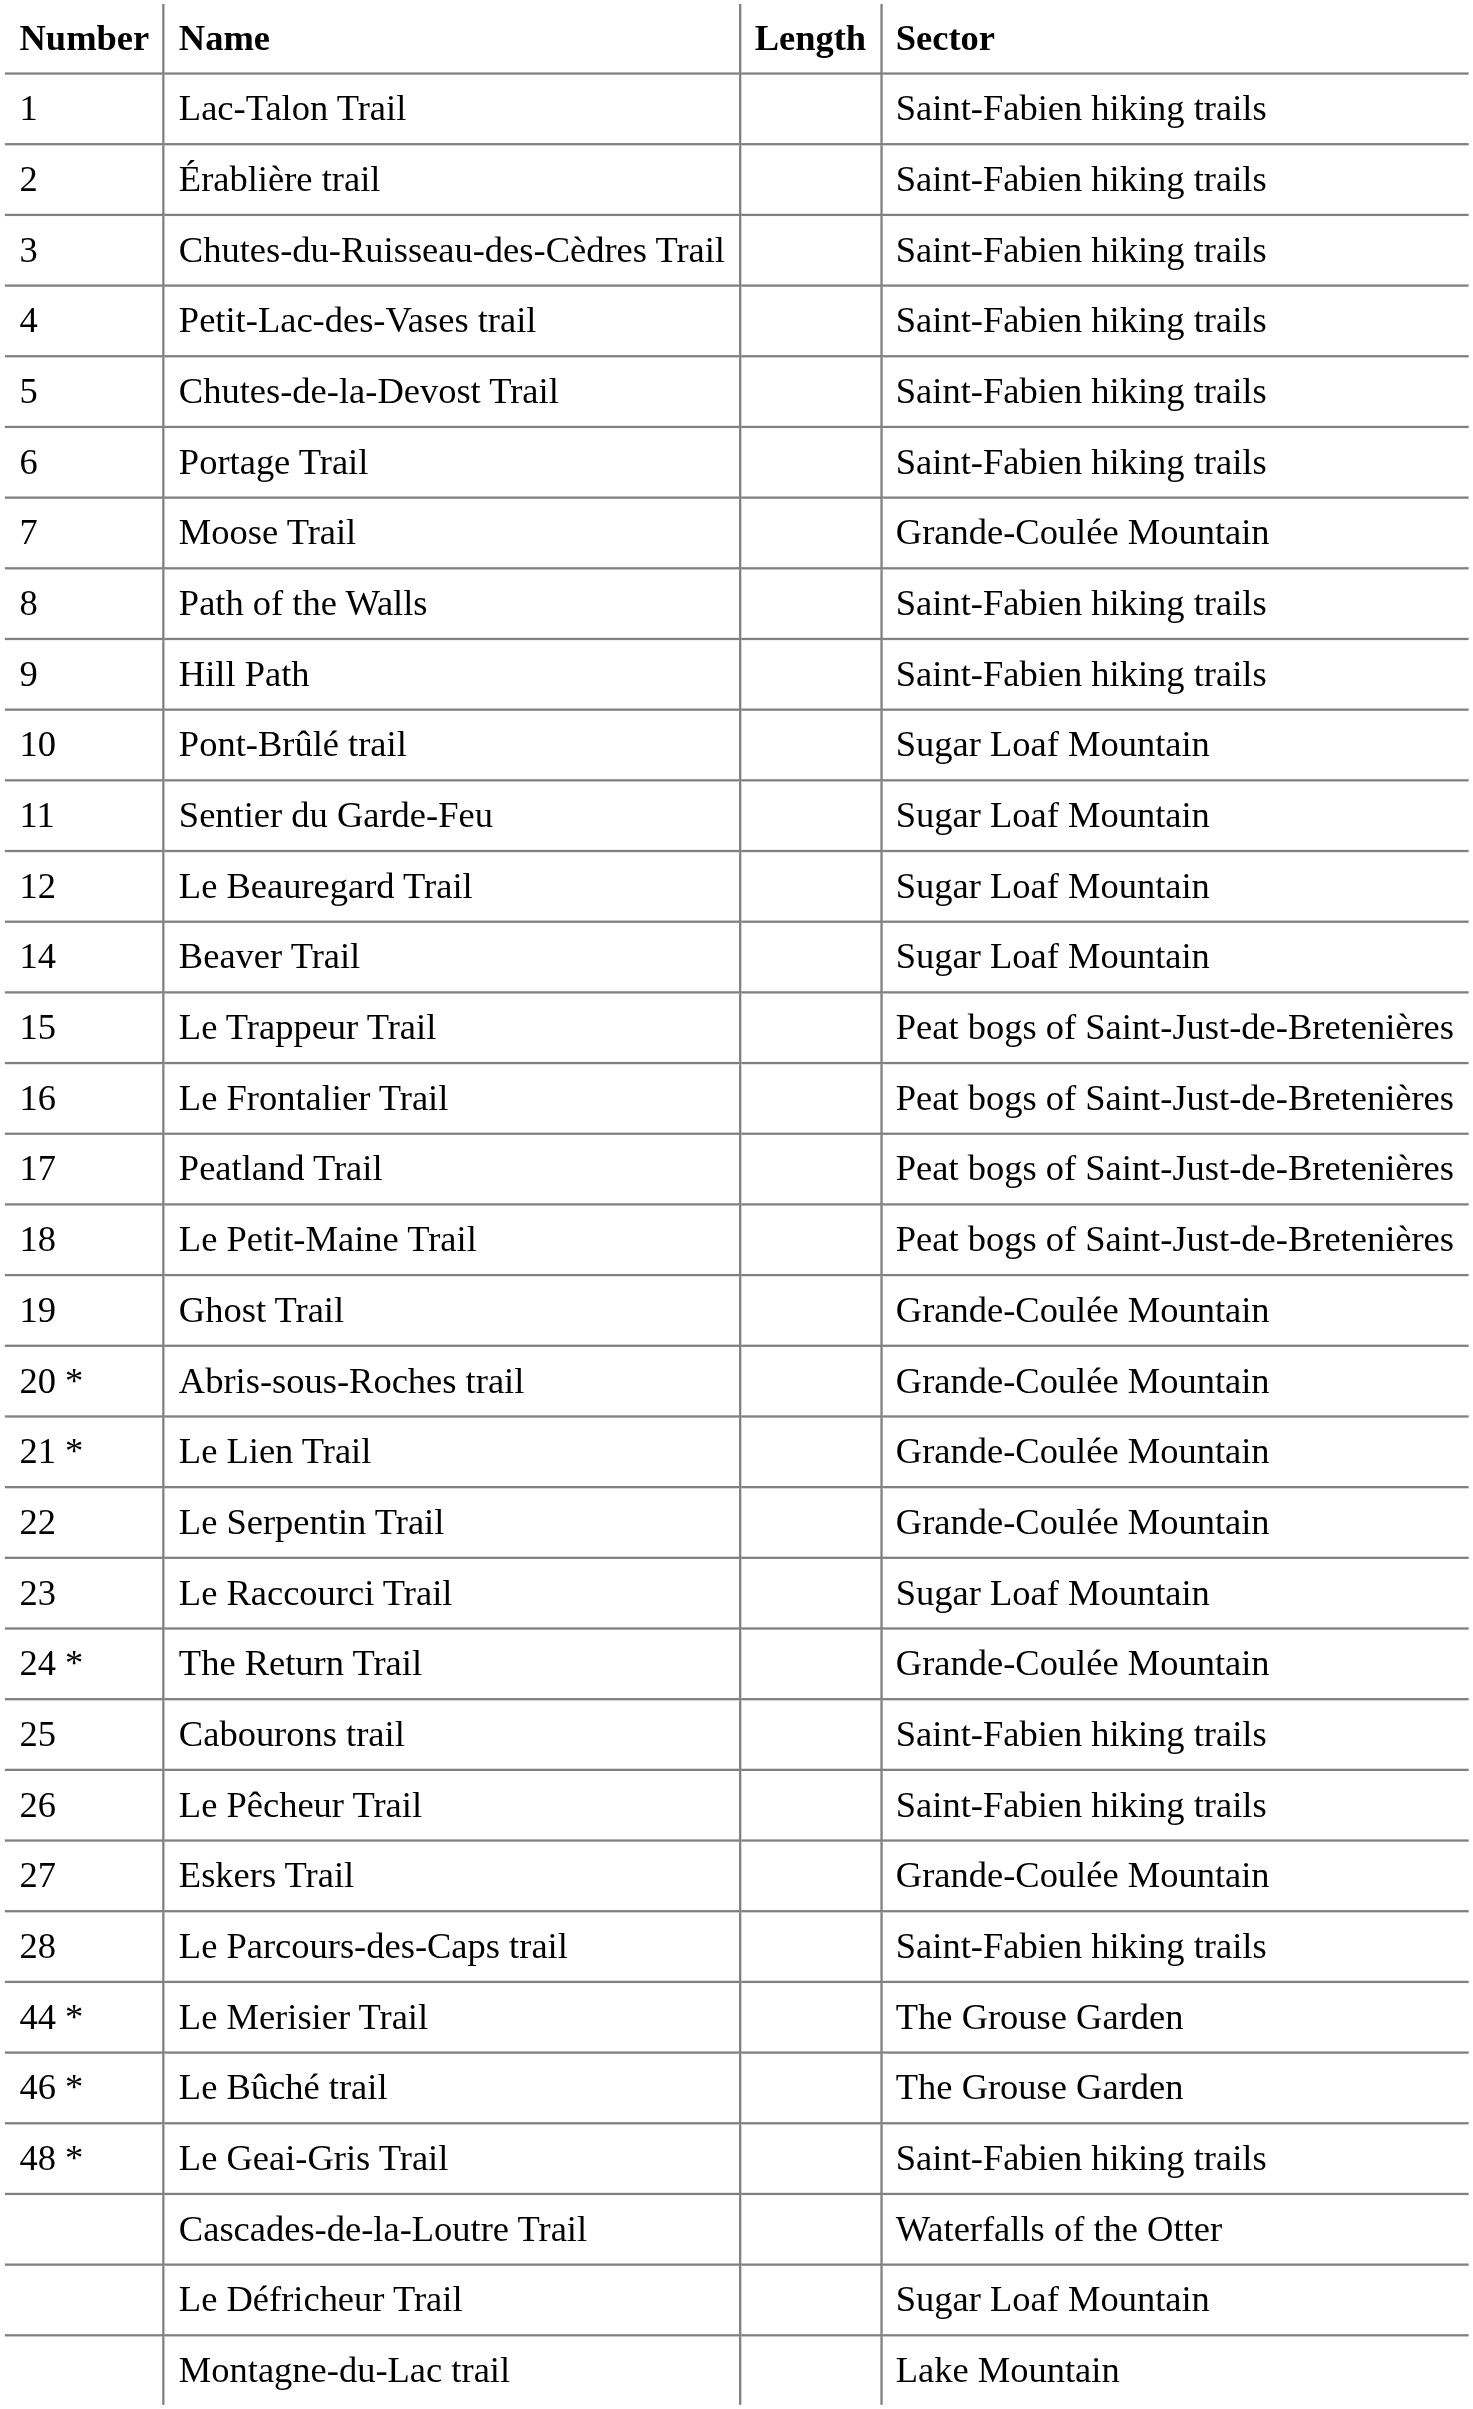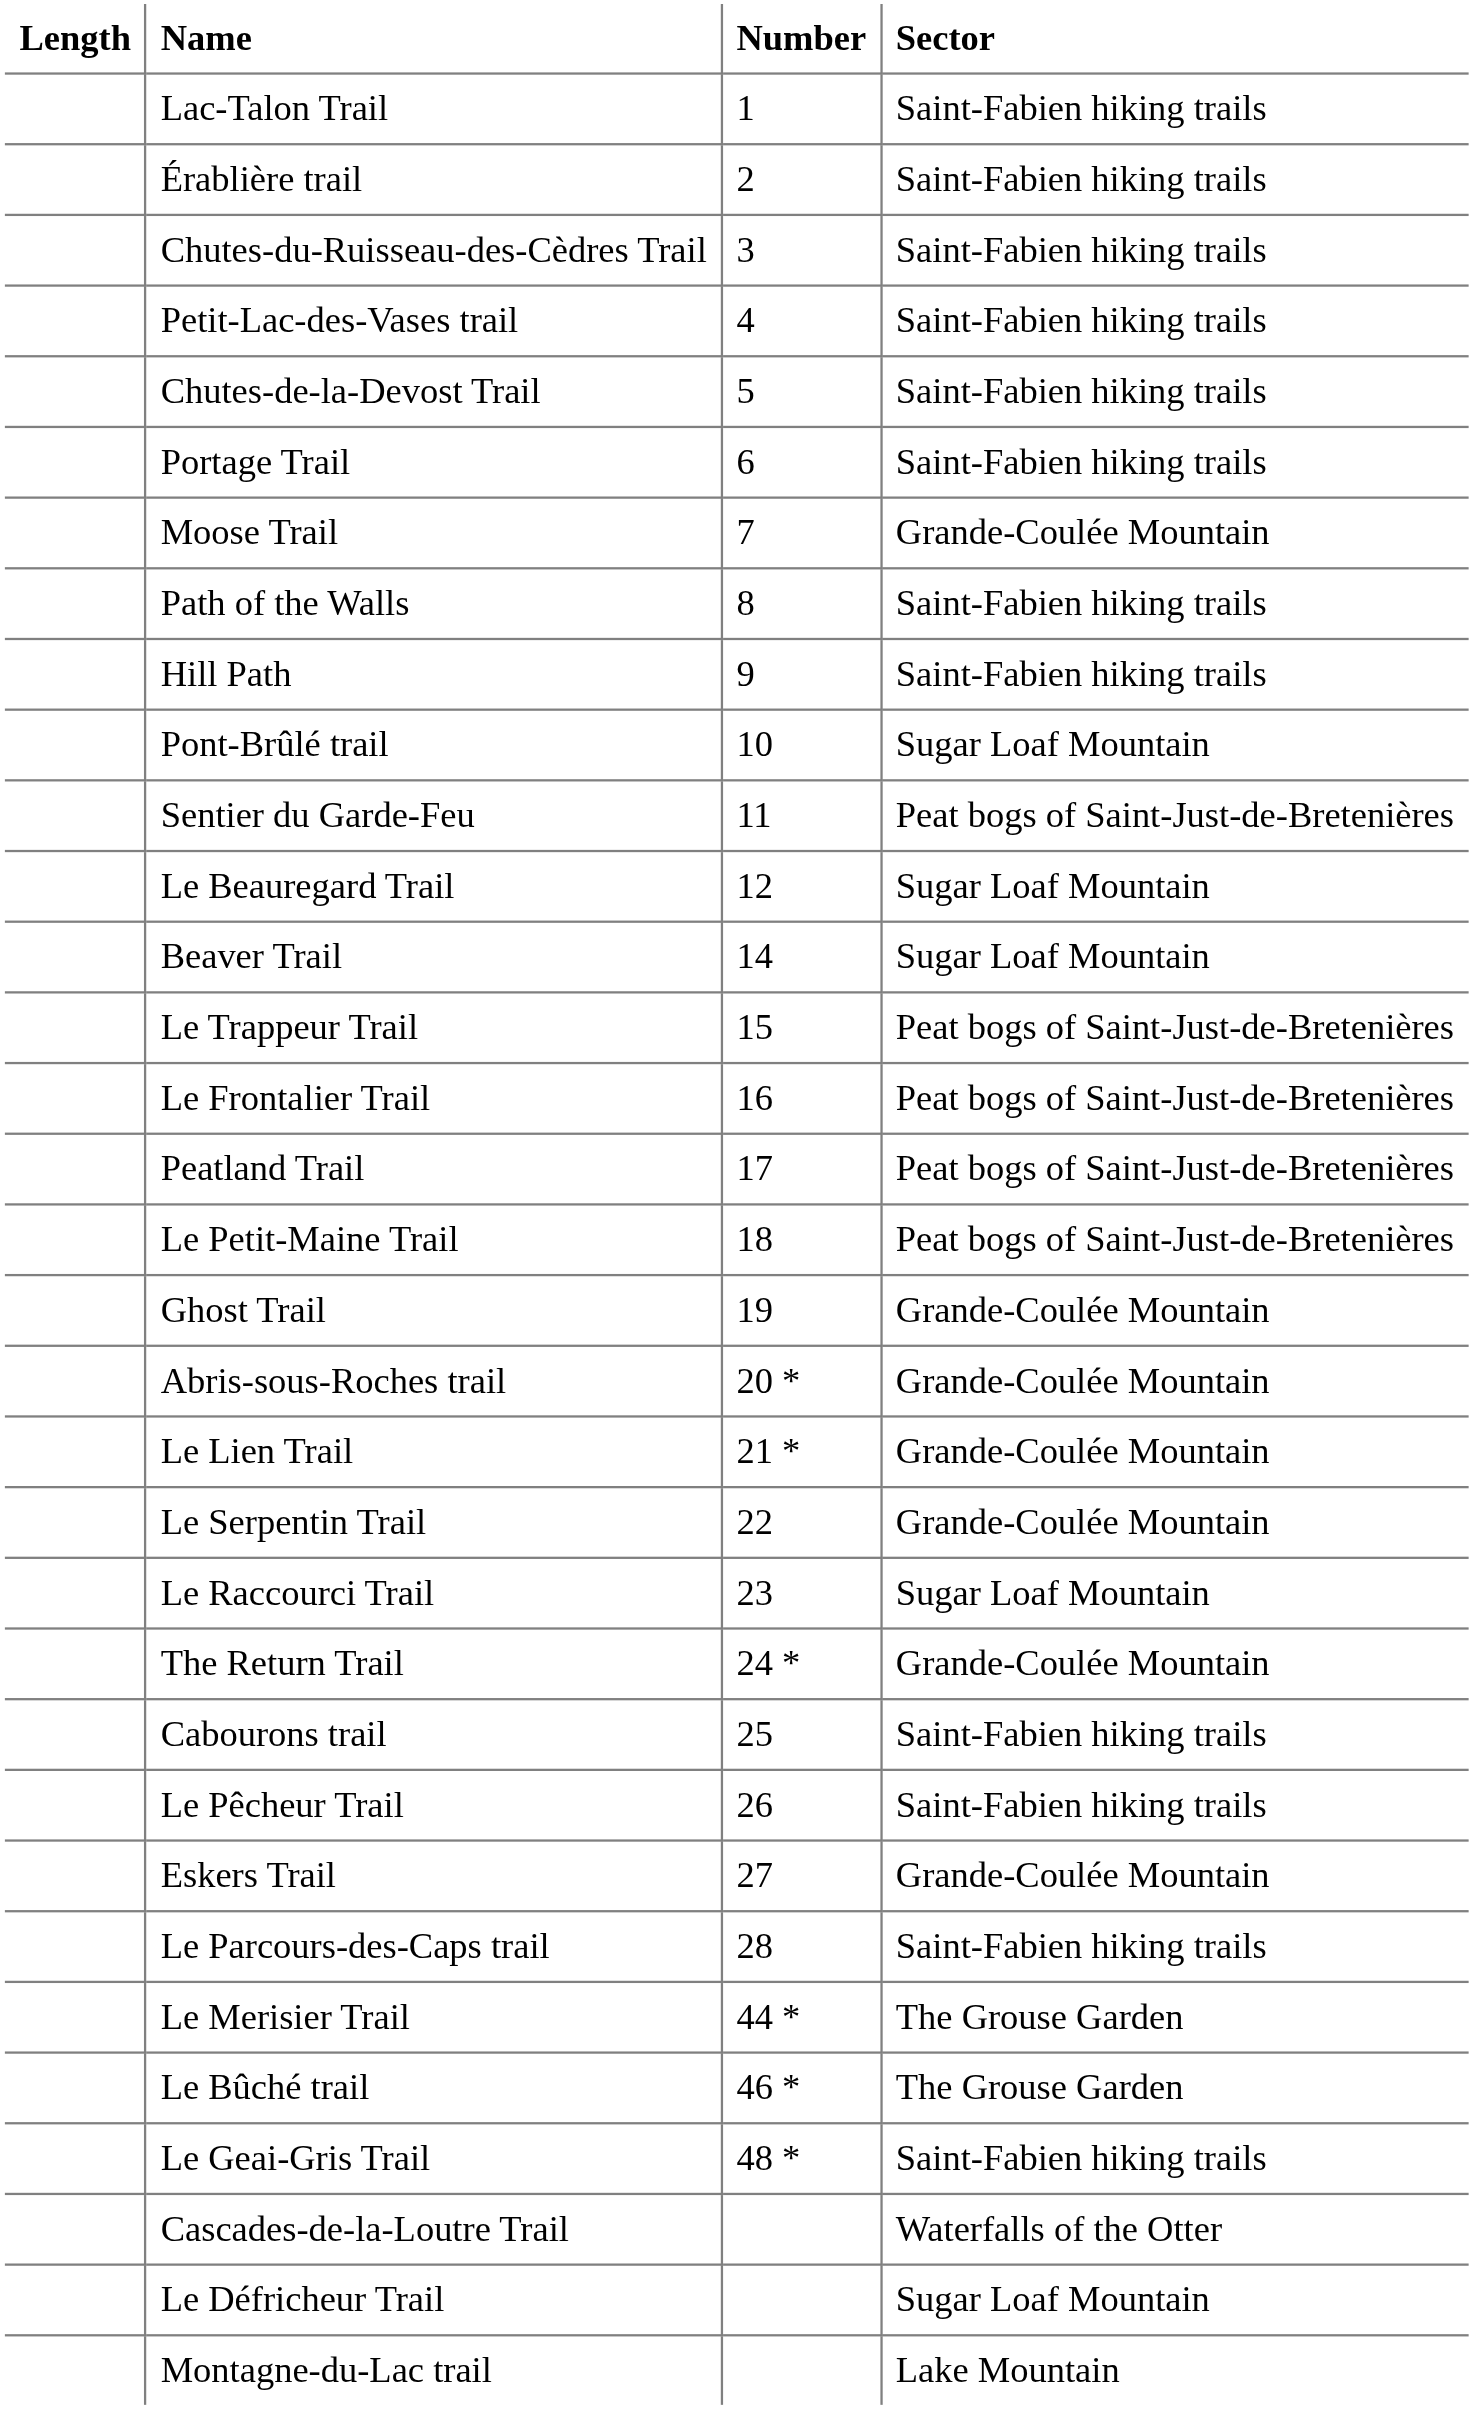columns swapped: (84, 37) <-> (810, 37)
(1053, 815) Sugar Loaf Mountain -> (1175, 815) Peat bogs of Saint-Just-de-Bretenières
